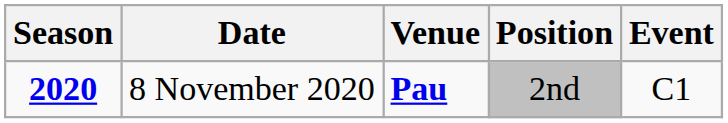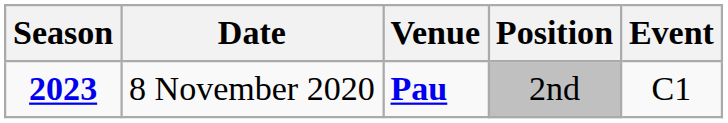(63, 88) 2020 -> (63, 88) 2023
